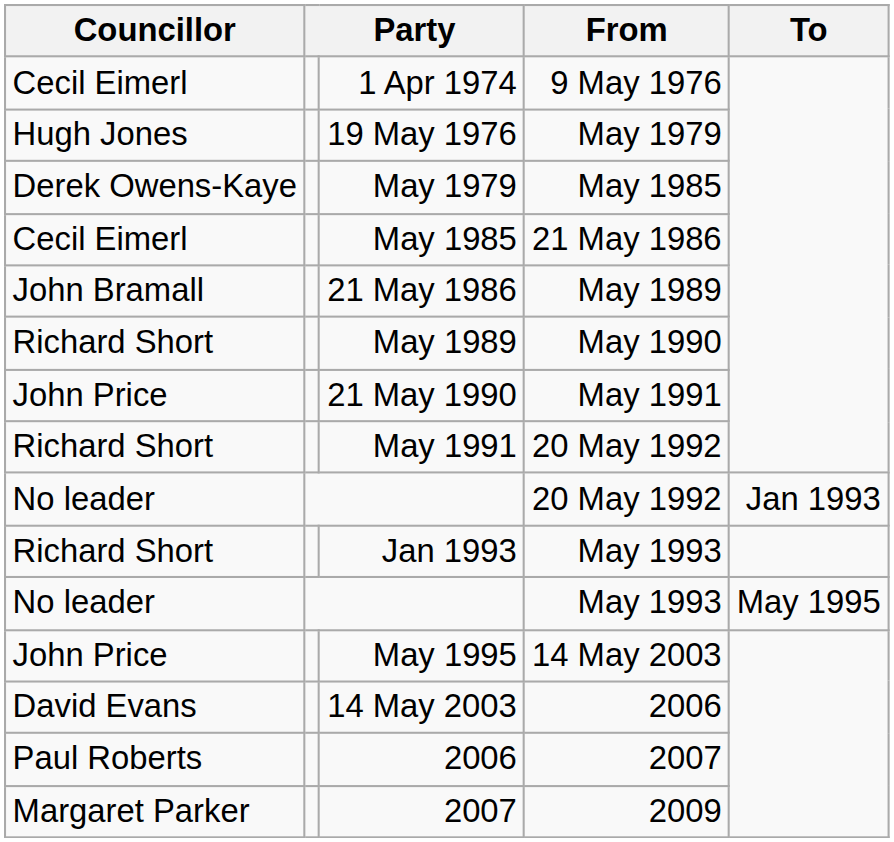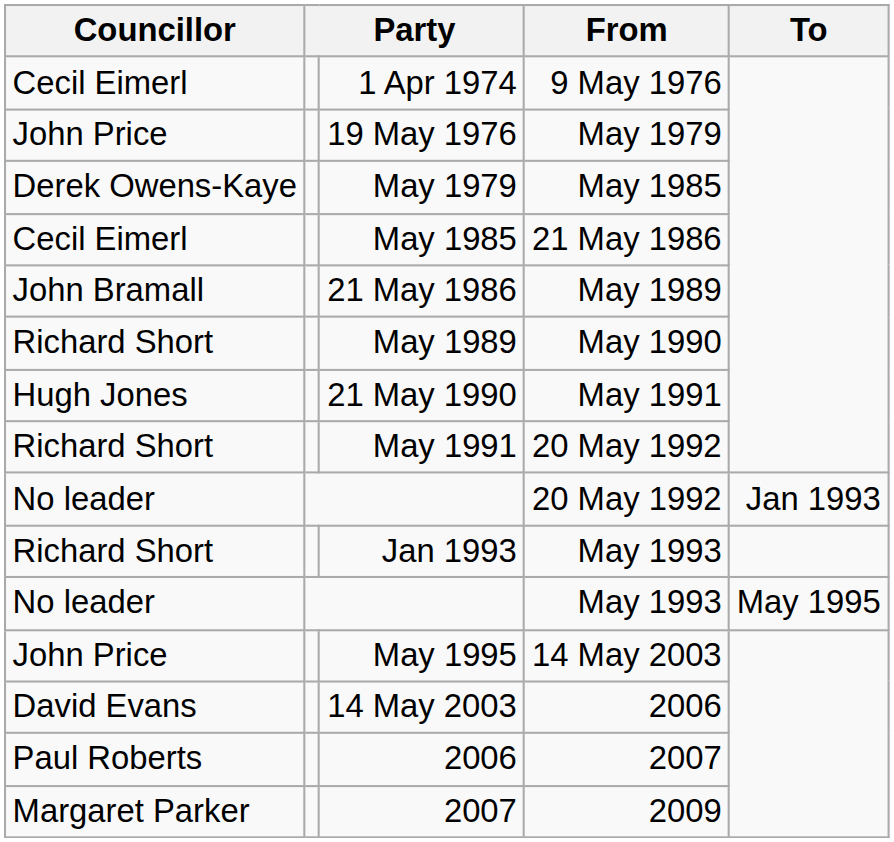(100, 134) Hugh Jones -> (90, 134) John Price
(90, 394) John Price -> (100, 394) Hugh Jones
